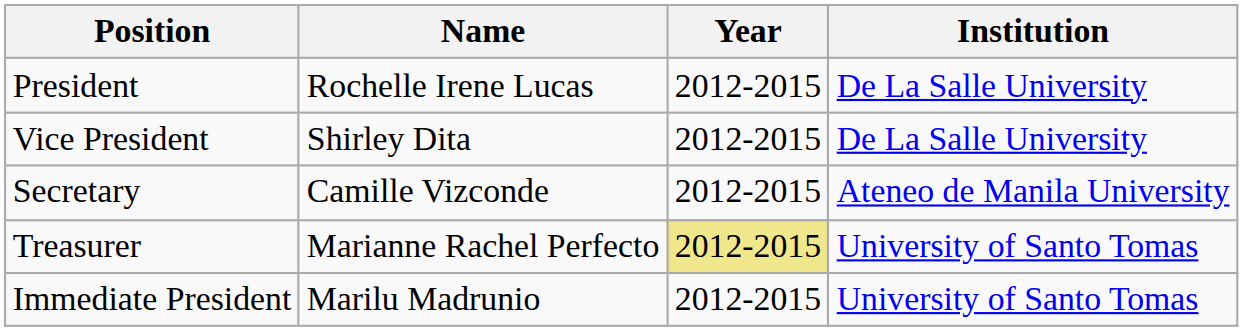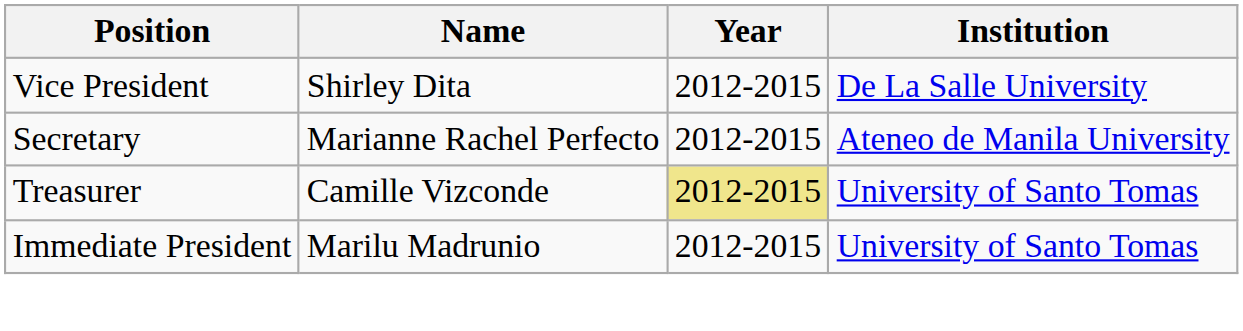- row: (76, 84)
(428, 191) Camille Vizconde -> (483, 138) Marianne Rachel Perfecto
(483, 245) Marianne Rachel Perfecto -> (428, 191) Camille Vizconde
